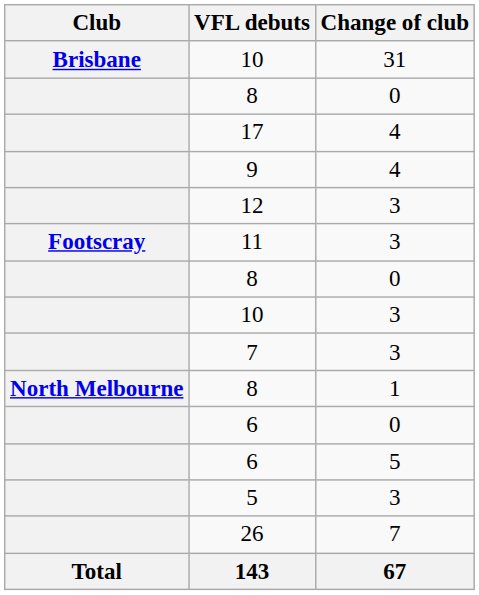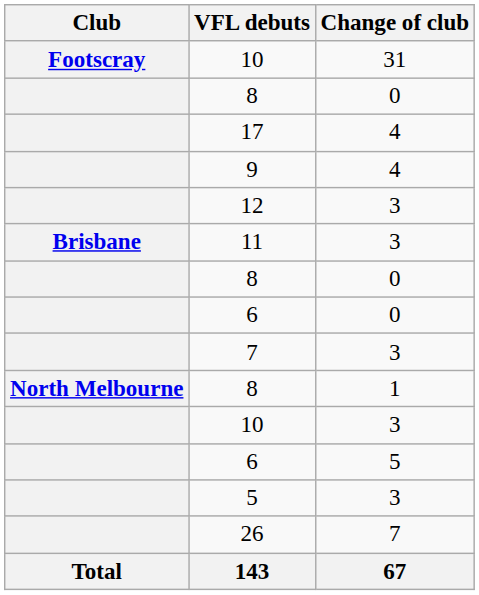(97, 59) Brisbane -> (97, 59) Footscray
(97, 242) Footscray -> (97, 242) Brisbane
rows swapped: (252, 424) <-> (252, 315)
